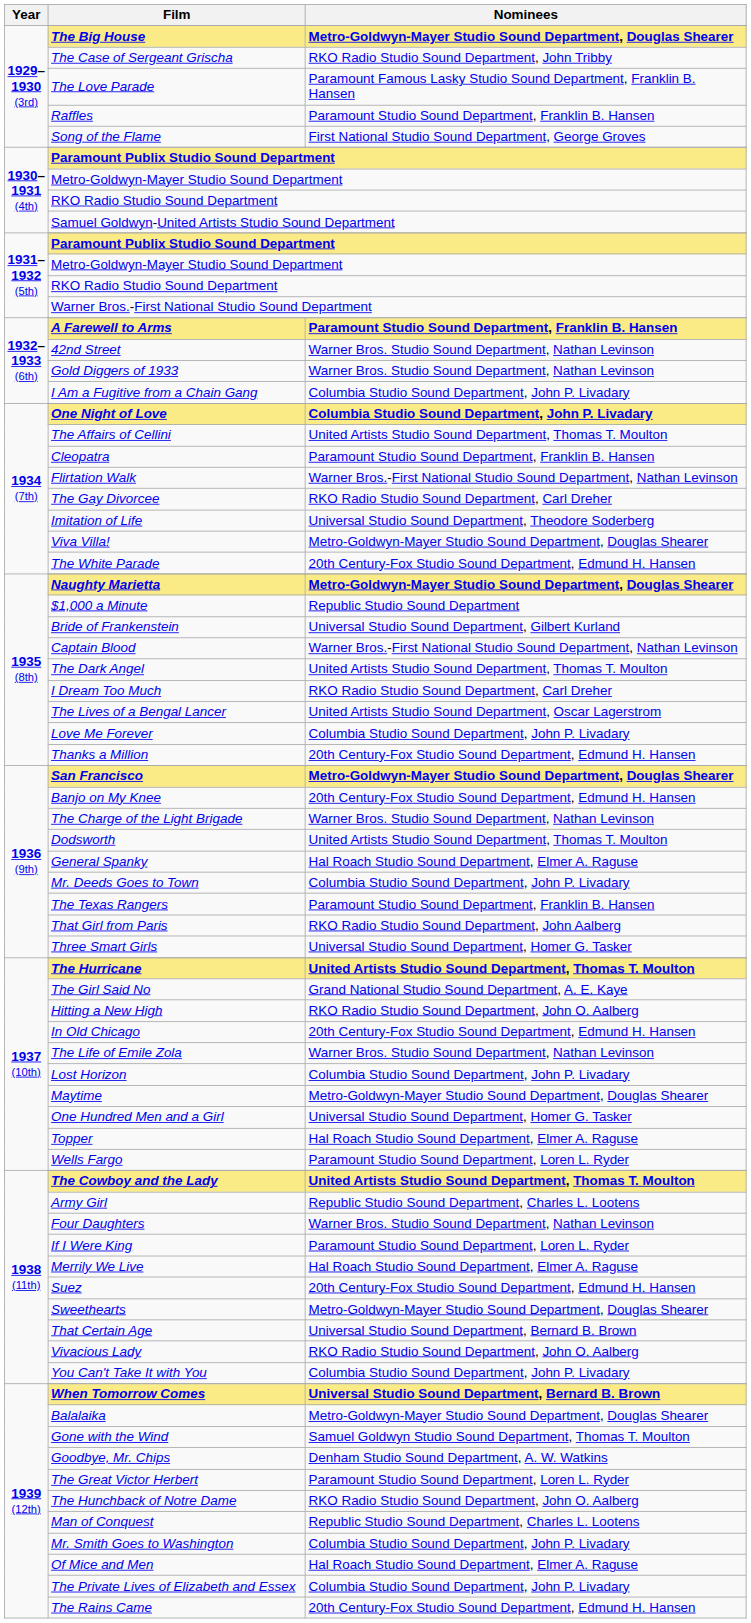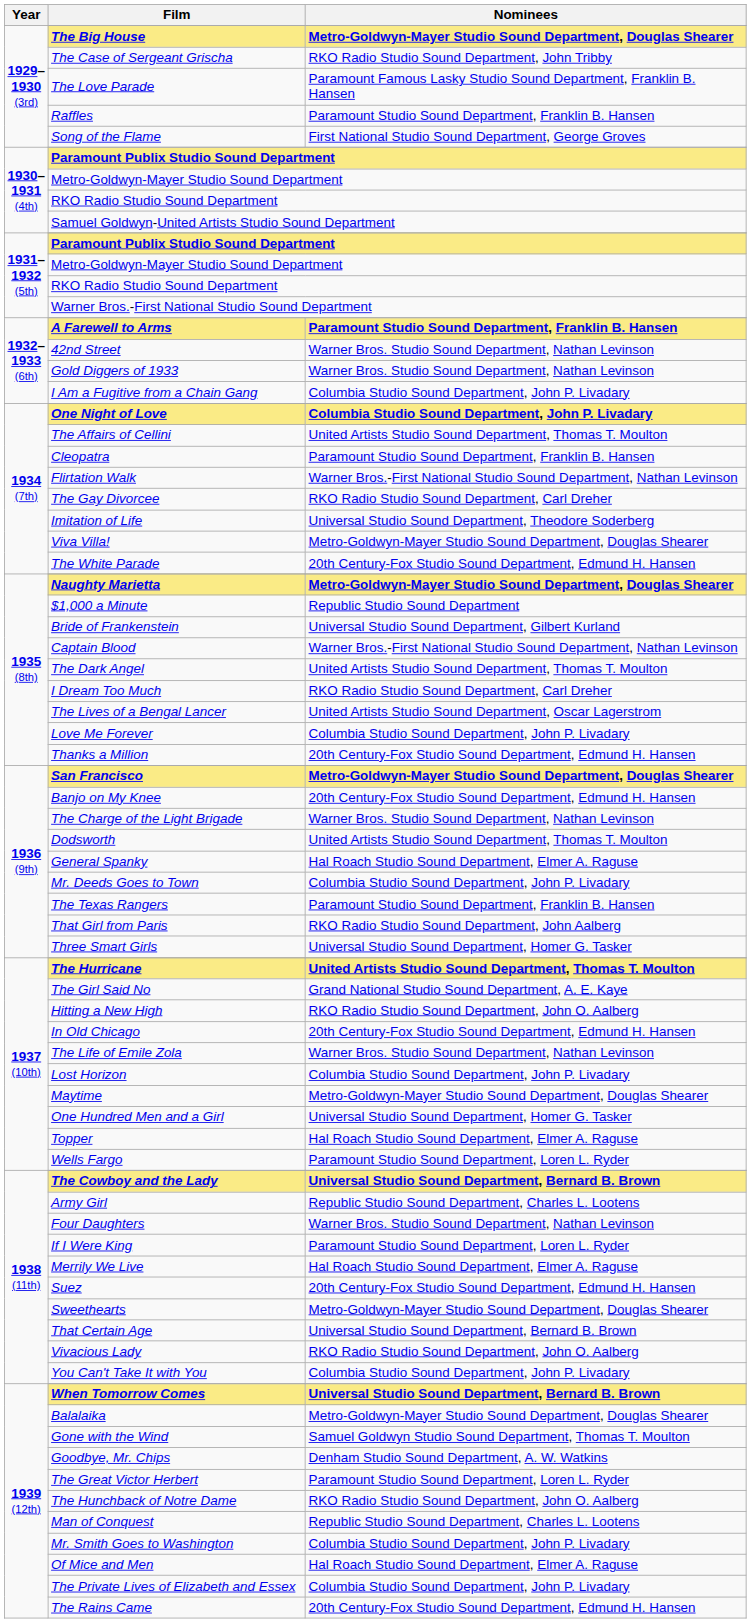(502, 1181) United Artists Studio Sound Department, Thomas T. Moulton -> (484, 1181) Universal Studio Sound Department, Bernard B. Brown
